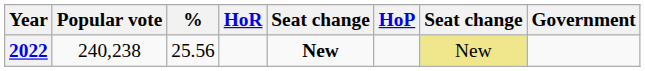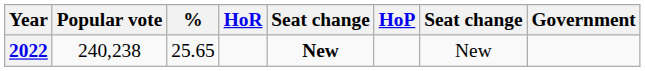(193, 50) 25.56 -> (193, 50) 25.65
(473, 50) khaki background -> (473, 50) no background
